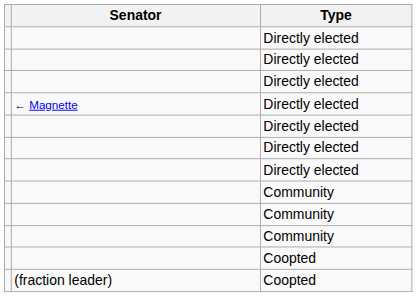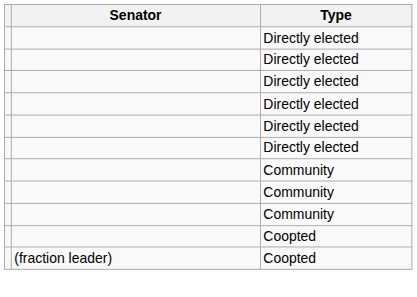- row: (46, 105)
